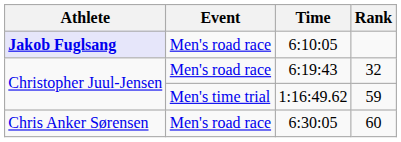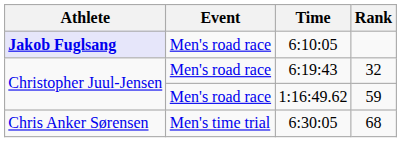(220, 97) Men's time trial -> (220, 97) Men's road race
(220, 123) Men's road race -> (220, 123) Men's time trial
(374, 123) 60 -> (374, 123) 68
